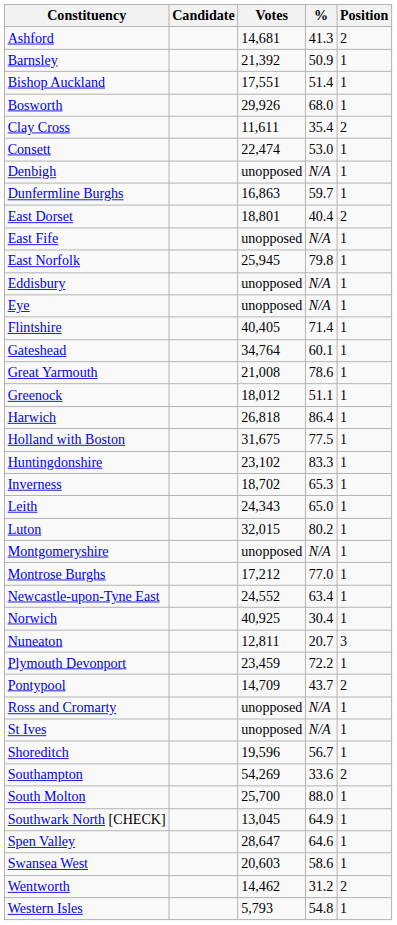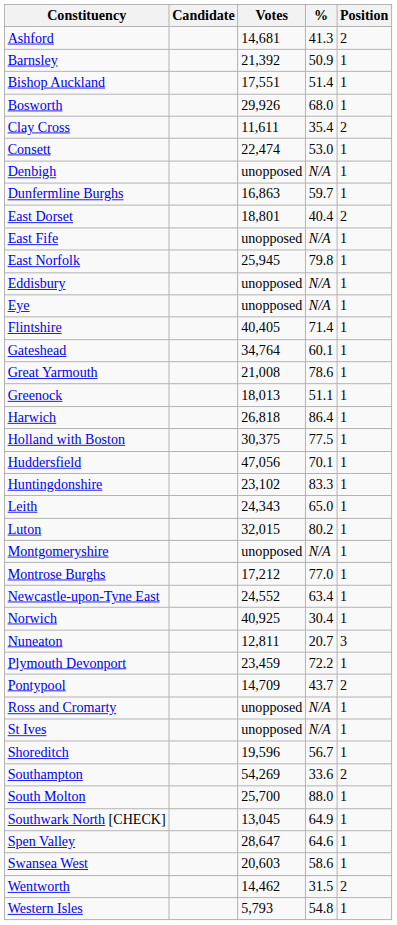(261, 395) 18,012 -> (261, 395) 18,013
(261, 439) 31,675 -> (261, 439) 30,375
+ row: (44, 462)
- row: (35, 484)
(321, 886) 31.2 -> (321, 886) 31.5
